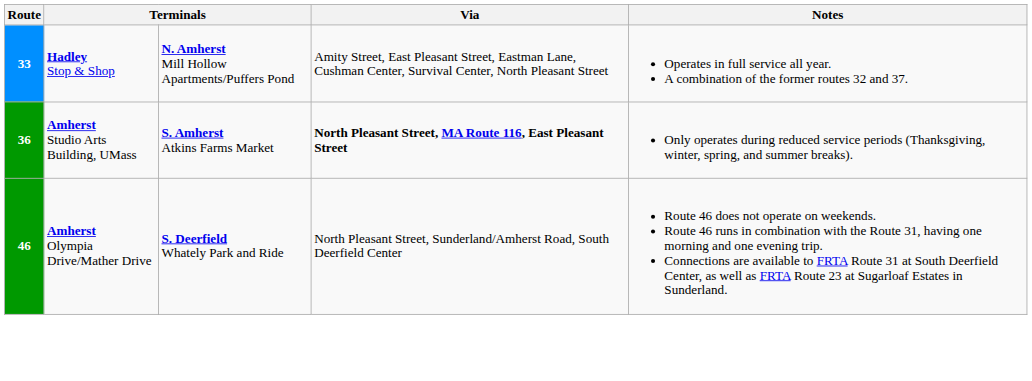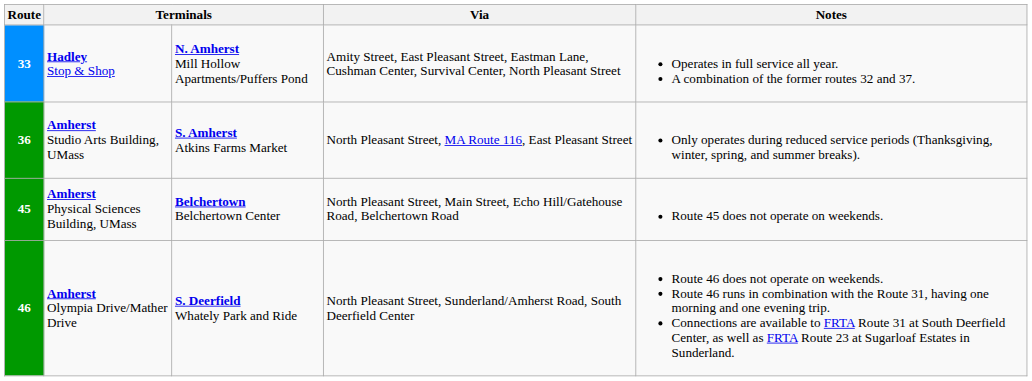(459, 140) bold -> (479, 140) normal
+ row: (24, 209)
